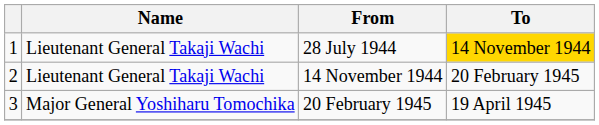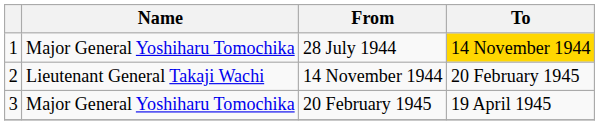(145, 47) Lieutenant General Takaji Wachi -> (160, 47) Major General Yoshiharu Tomochika
